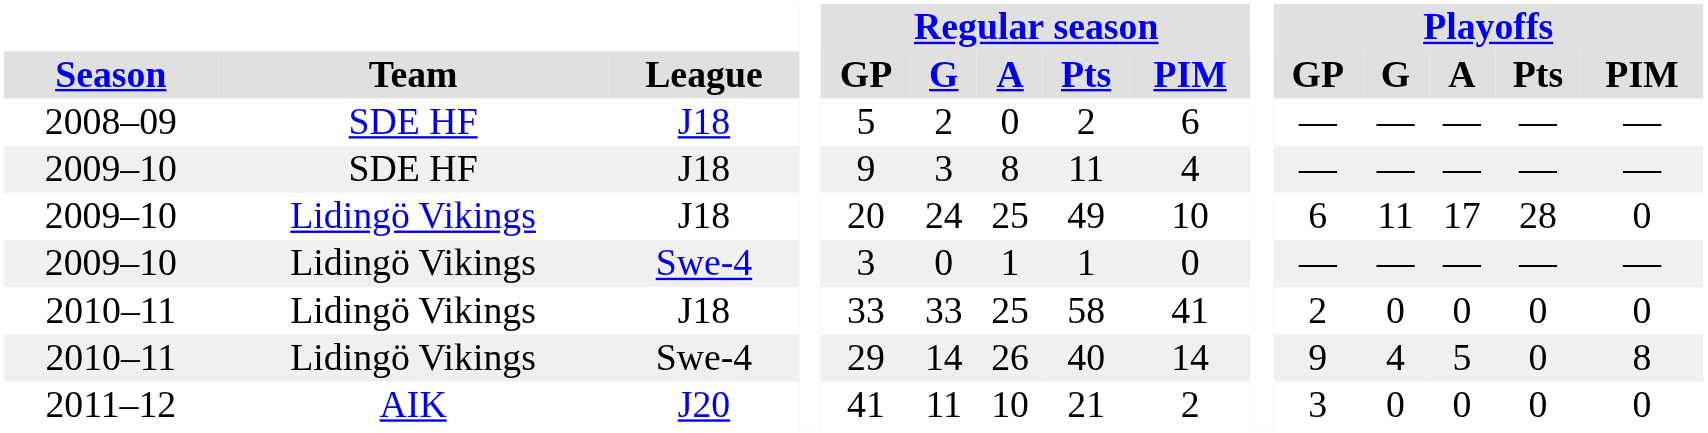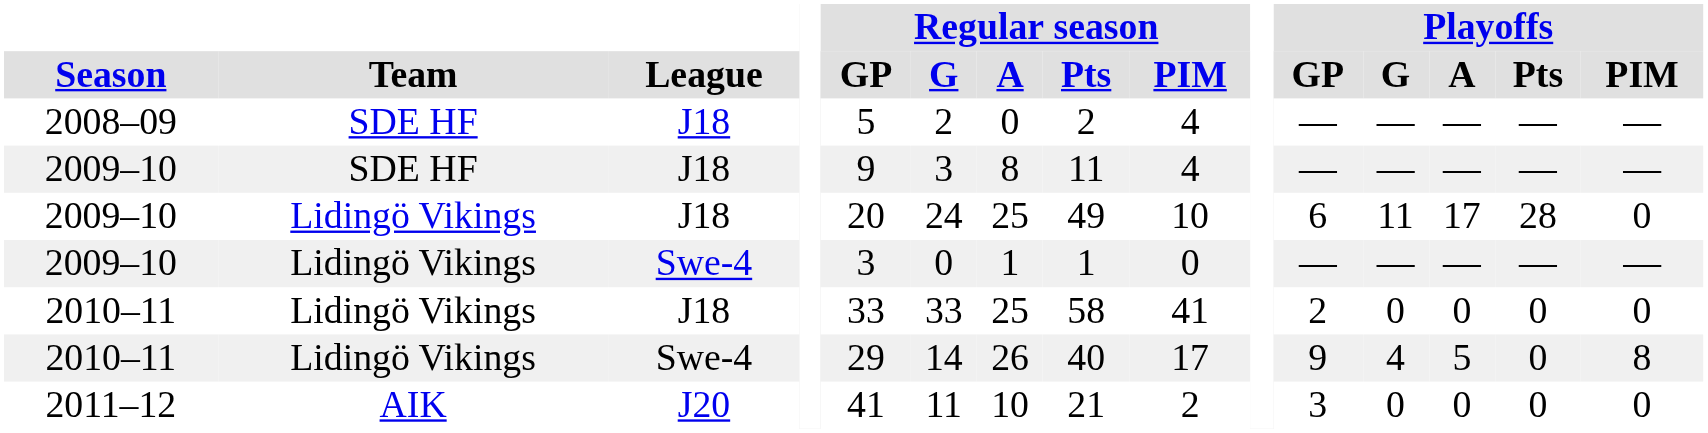(1190, 121) 6 -> (1190, 121) 4
(1190, 357) 14 -> (1190, 357) 17
